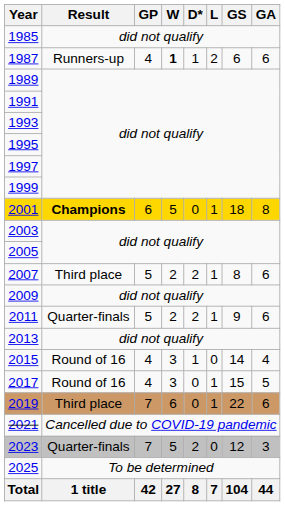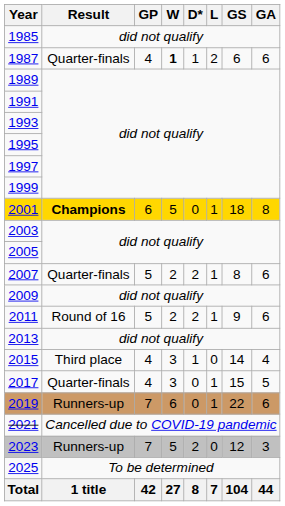(88, 58) Runners-up -> (88, 58) Quarter-finals
(88, 274) Third place -> (88, 274) Quarter-finals
(88, 317) Quarter-finals -> (88, 317) Round of 16
(88, 360) Round of 16 -> (88, 360) Third place
(88, 381) Round of 16 -> (88, 381) Quarter-finals
(88, 403) Third place -> (88, 403) Runners-up
(88, 446) Quarter-finals -> (88, 446) Runners-up
